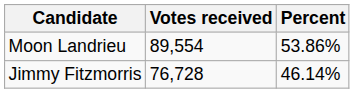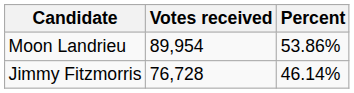(177, 46) 89,554 -> (177, 46) 89,954
